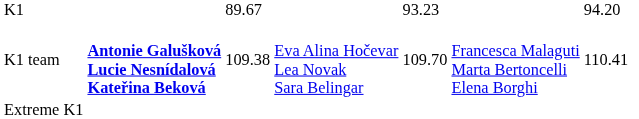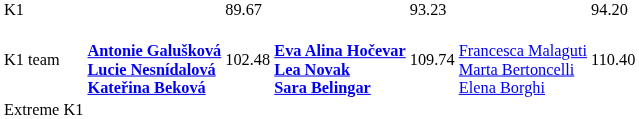(248, 60) 109.38 -> (248, 60) 102.48
(336, 69) normal -> (340, 69) bold
(425, 60) 109.70 -> (432, 60) 109.74
(606, 60) 110.41 -> (613, 60) 110.40
